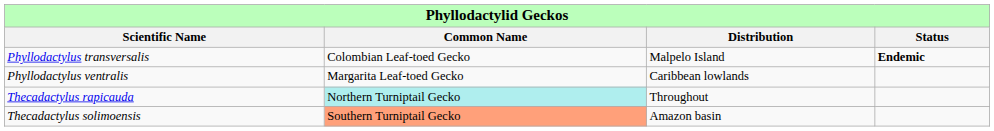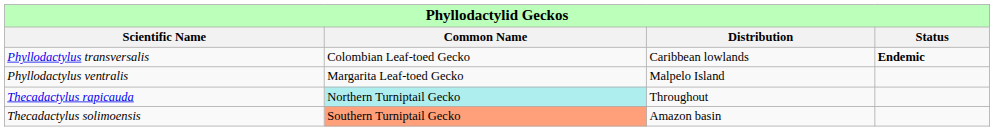(687, 57) Malpelo Island -> (699, 57) Caribbean lowlands
(699, 76) Caribbean lowlands -> (687, 76) Malpelo Island
